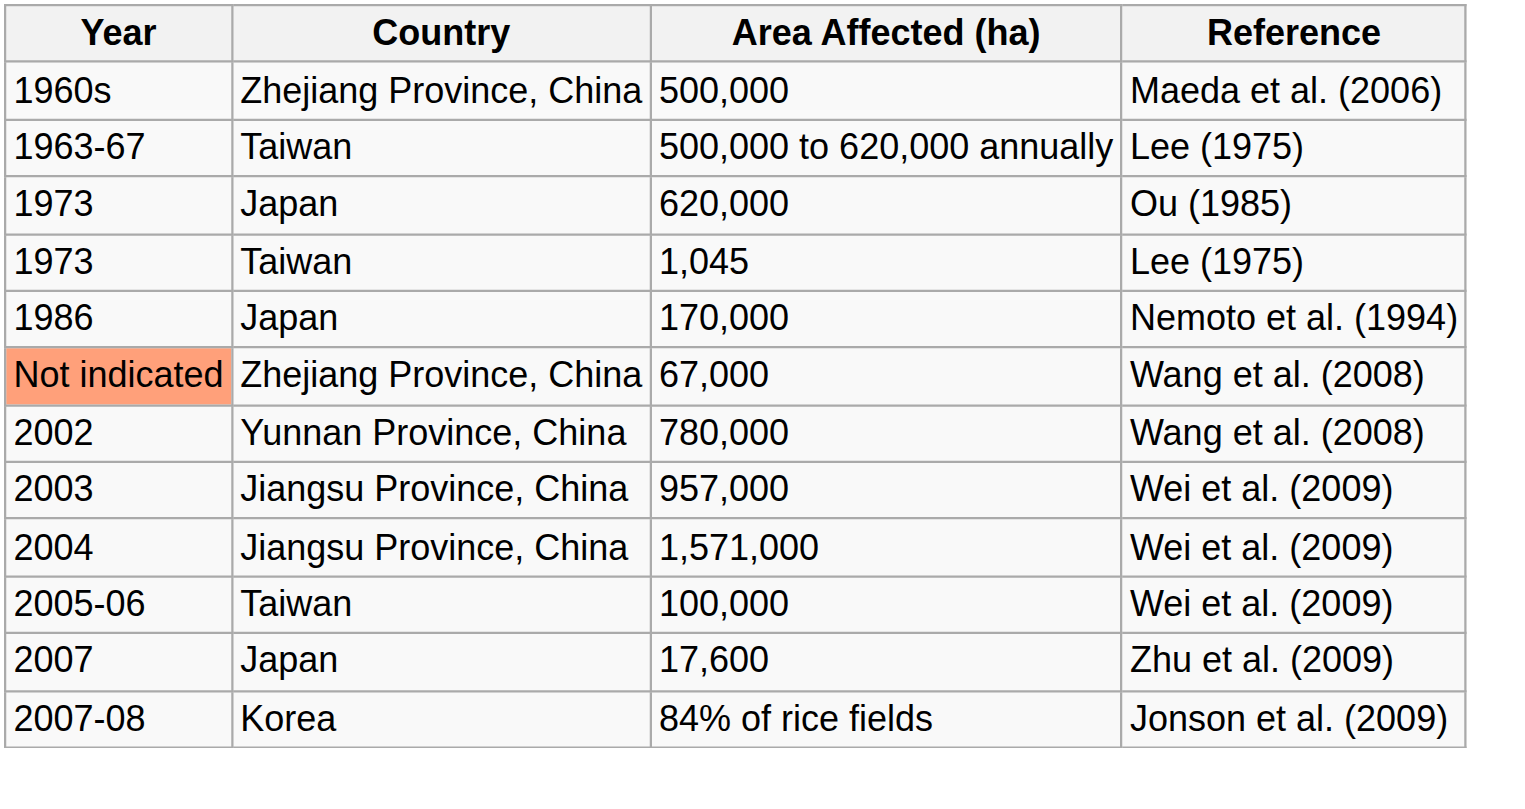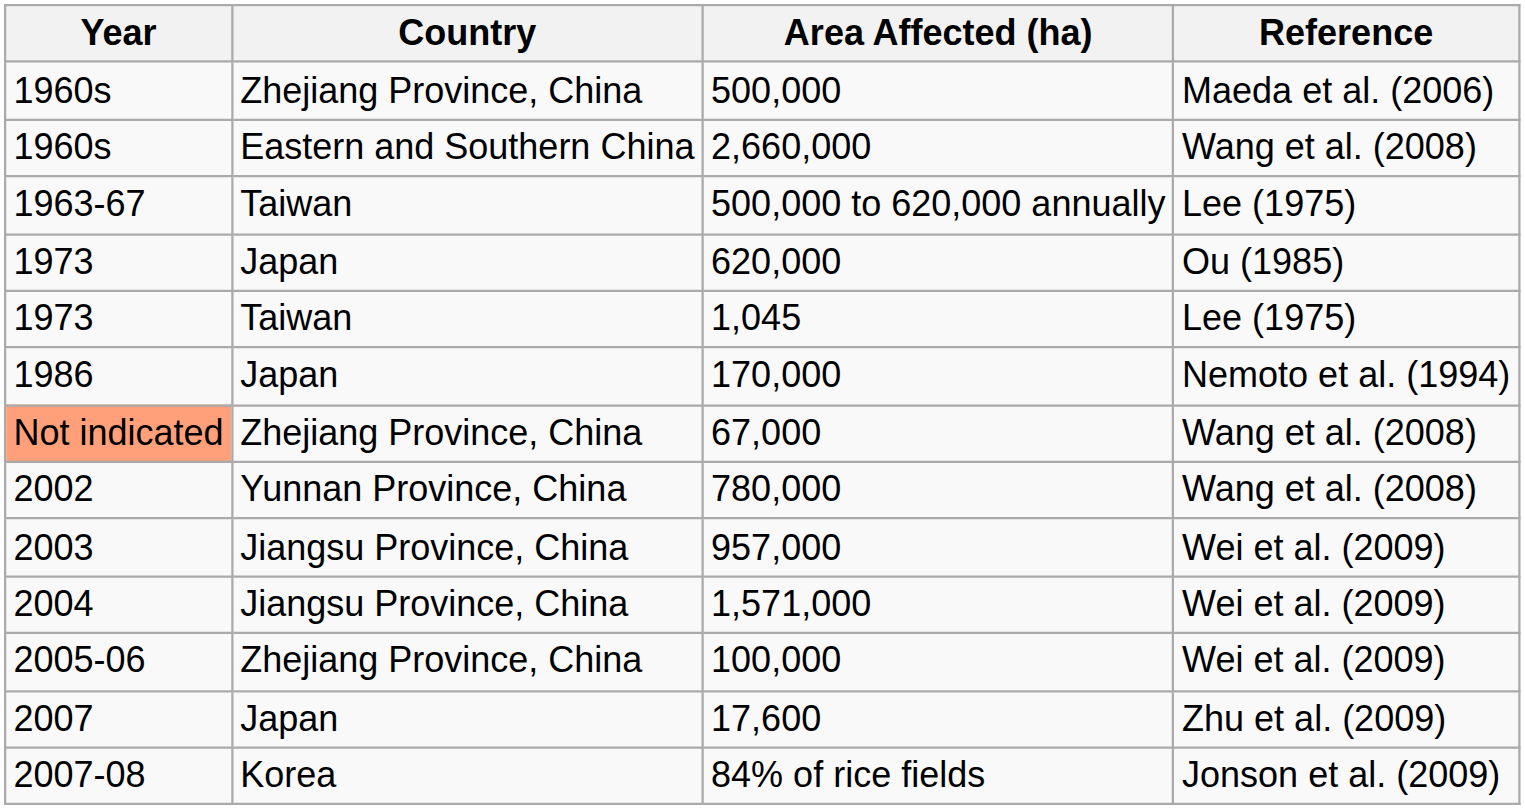+ row: (791, 147)
(296, 603) Taiwan -> (441, 661) Zhejiang Province, China
